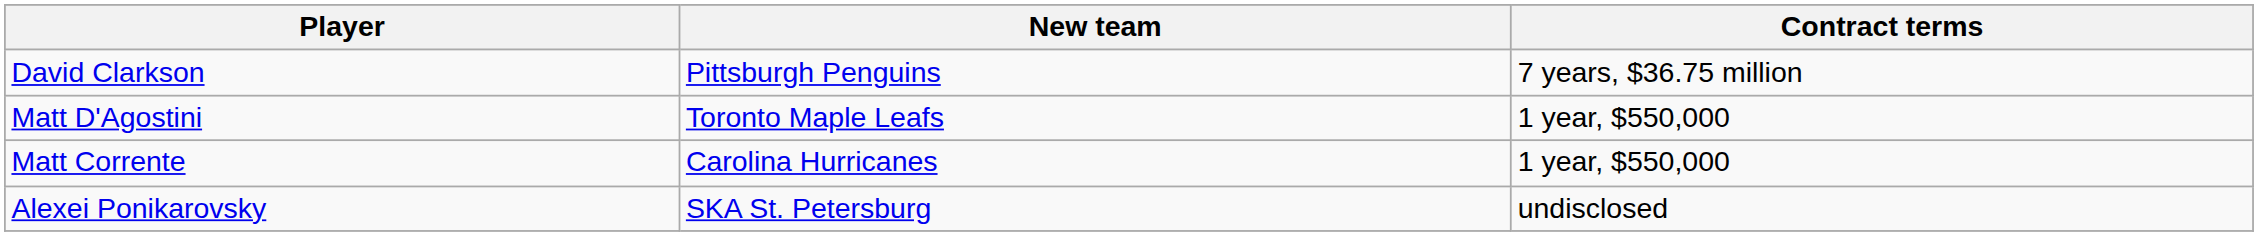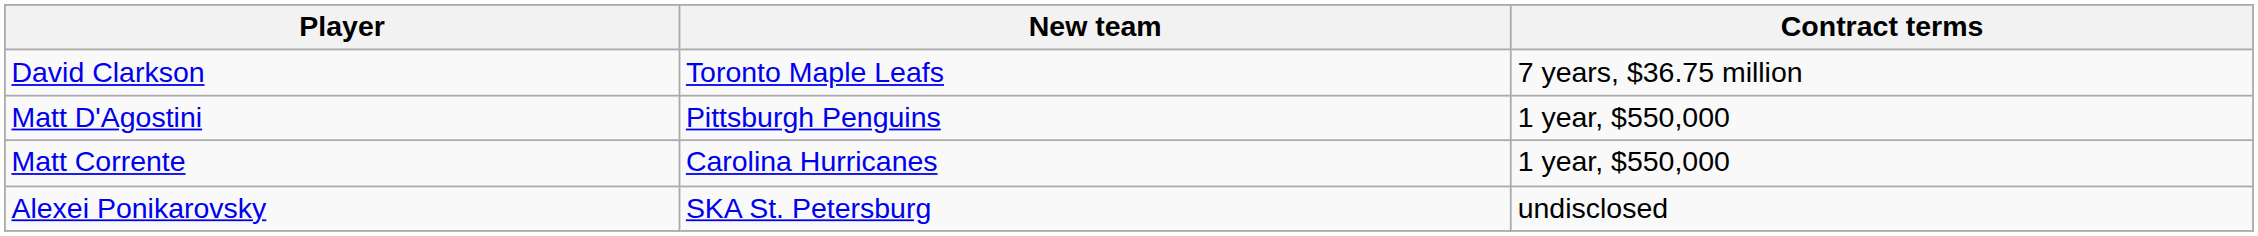(813, 72) Pittsburgh Penguins -> (815, 72) Toronto Maple Leafs
(815, 117) Toronto Maple Leafs -> (813, 117) Pittsburgh Penguins
